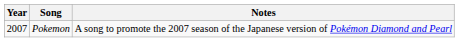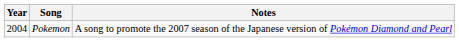(17, 28) 2007 -> (17, 28) 2004
